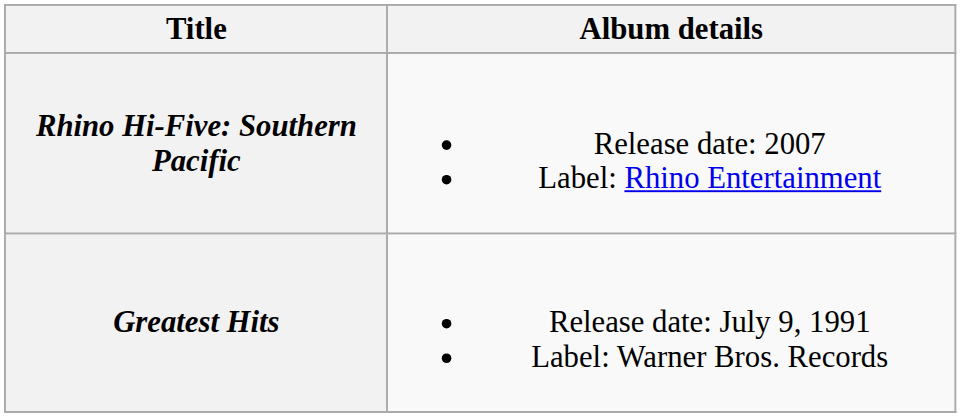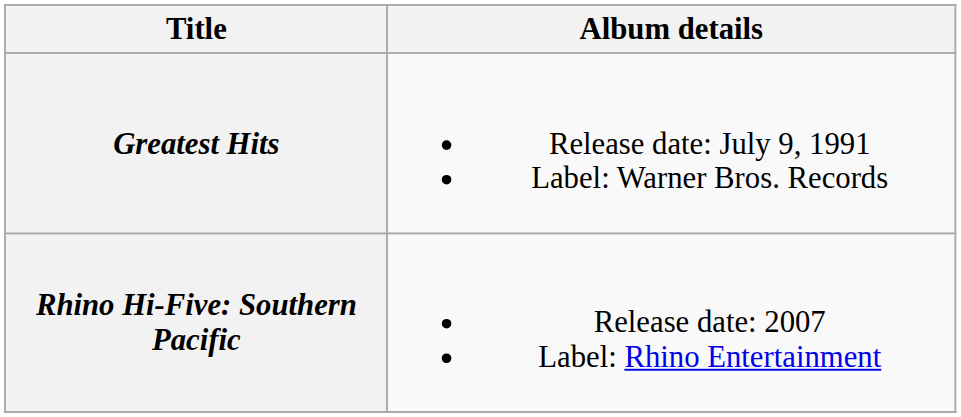rows swapped: (196, 322) <-> (196, 142)
